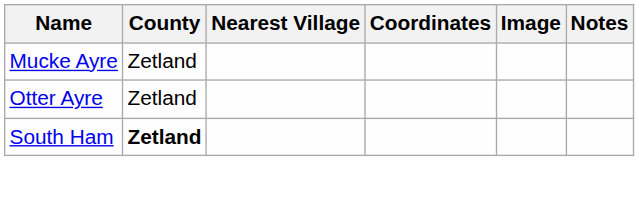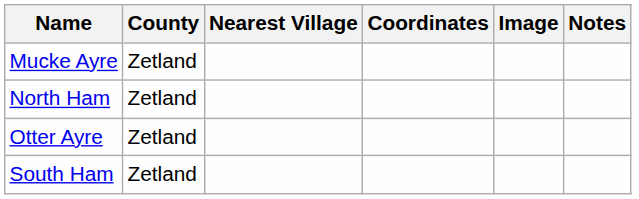+ row: (60, 98)
(165, 136) bold -> (162, 174) normal
